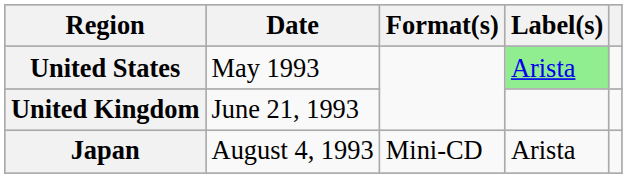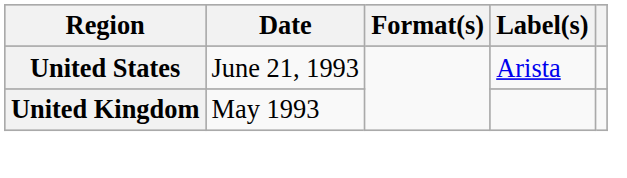(265, 67) May 1993 -> (285, 67) June 21, 1993
(543, 67) lightgreen background -> (528, 67) no background
(285, 109) June 21, 1993 -> (265, 109) May 1993
- row: (105, 151)
